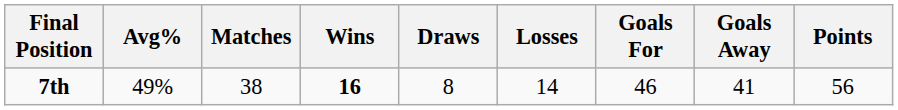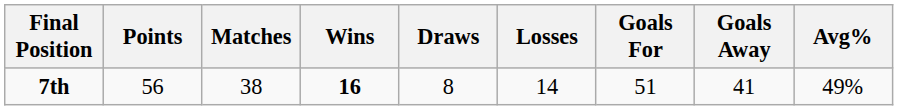columns swapped: (843, 36) <-> (153, 36)
(646, 86) 46 -> (646, 86) 51
